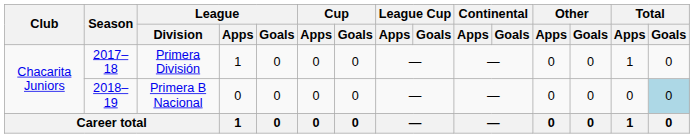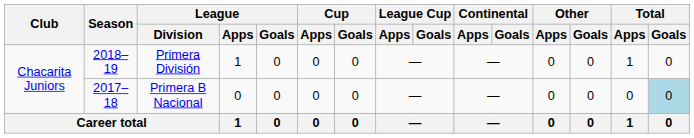(111, 61) 2017–18 -> (111, 61) 2018–19
(111, 95) 2018–19 -> (111, 95) 2017–18
